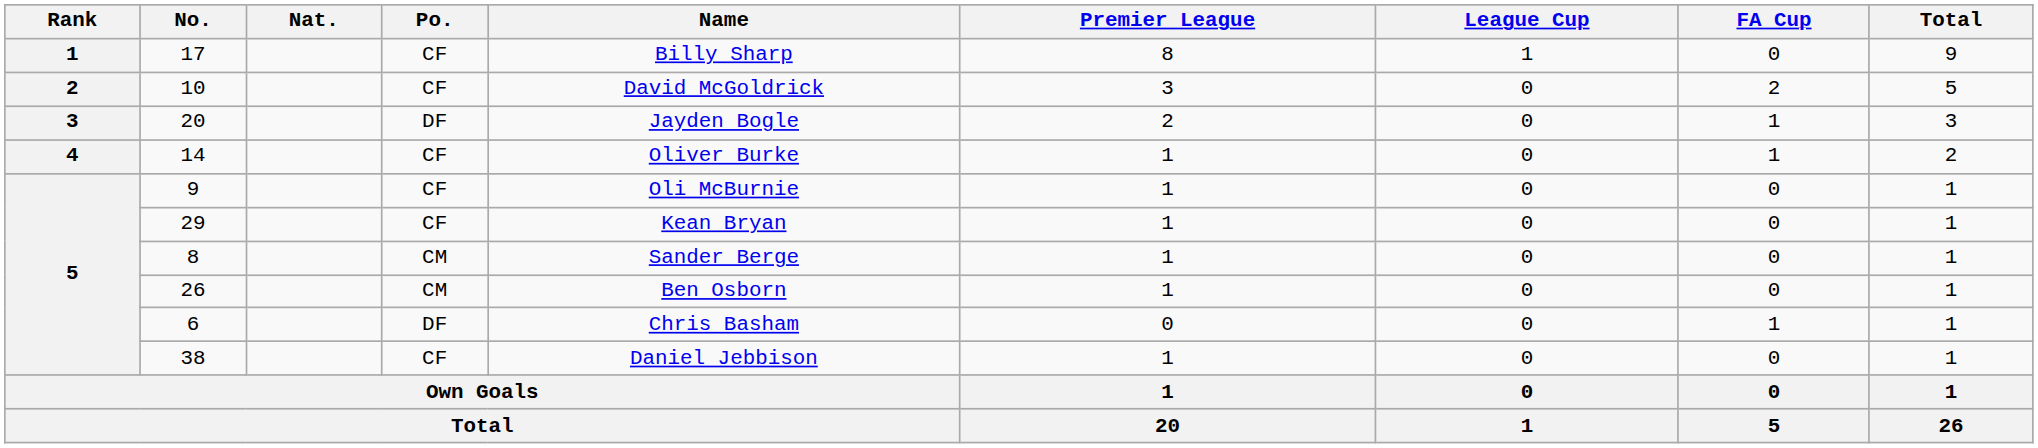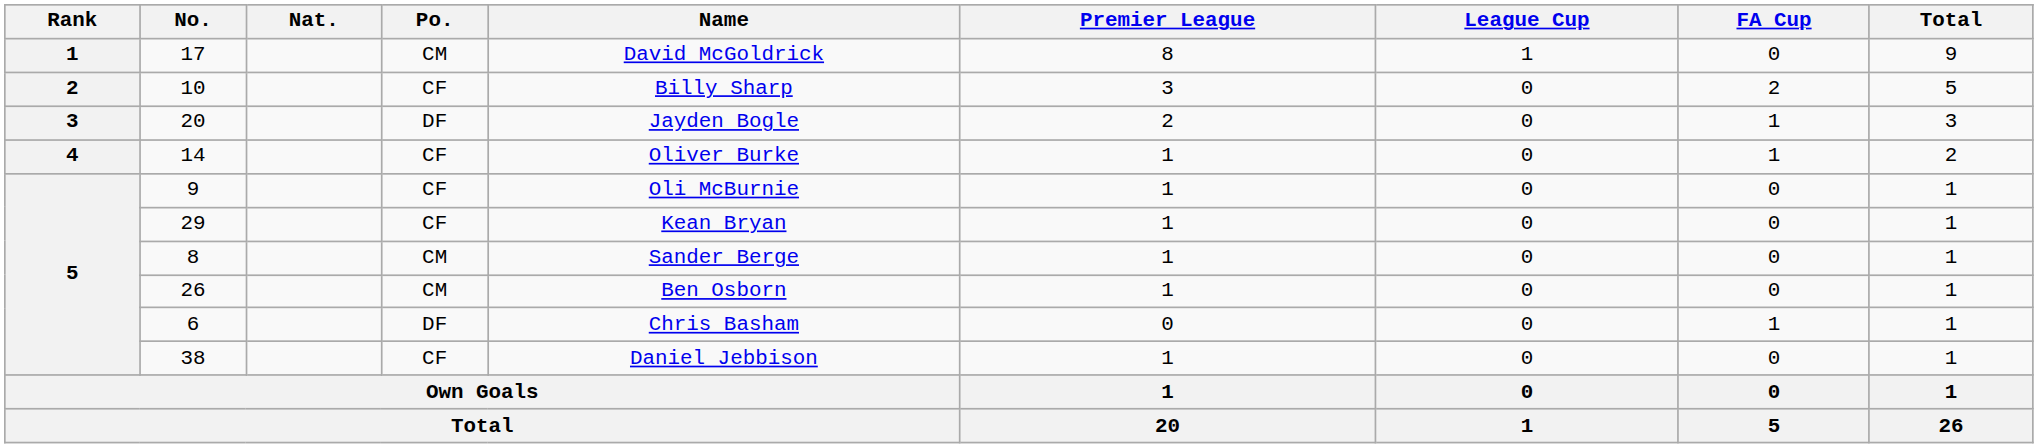(435, 56) CF -> (435, 56) CM
(724, 56) Billy Sharp -> (724, 56) David McGoldrick
(724, 89) David McGoldrick -> (724, 89) Billy Sharp
